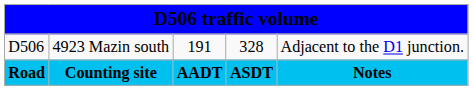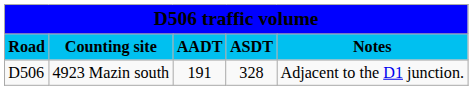rows swapped: (27, 72) <-> (26, 46)
